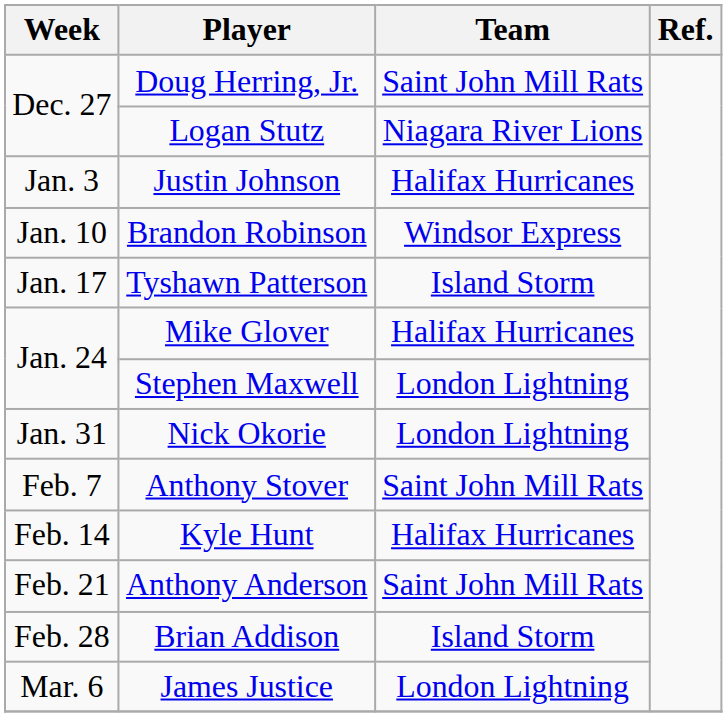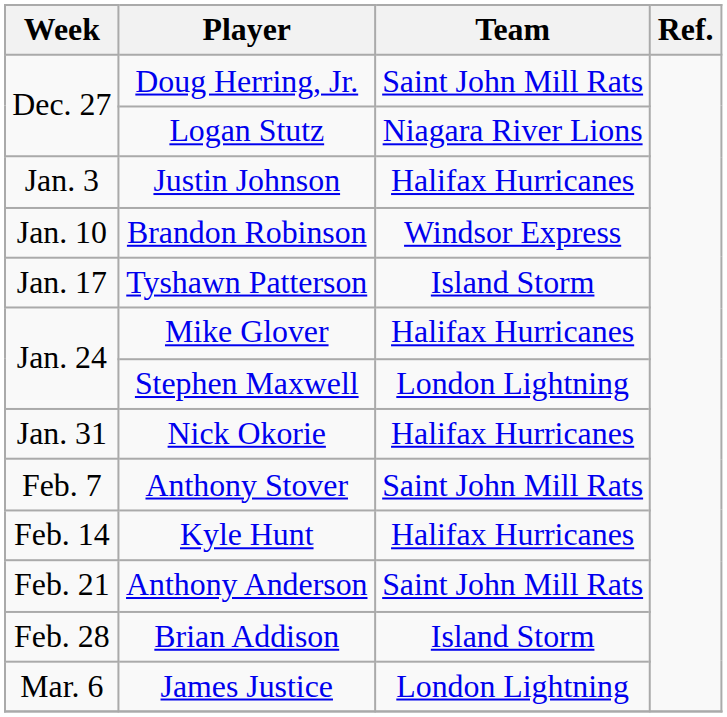(513, 433) London Lightning -> (513, 433) Halifax Hurricanes
